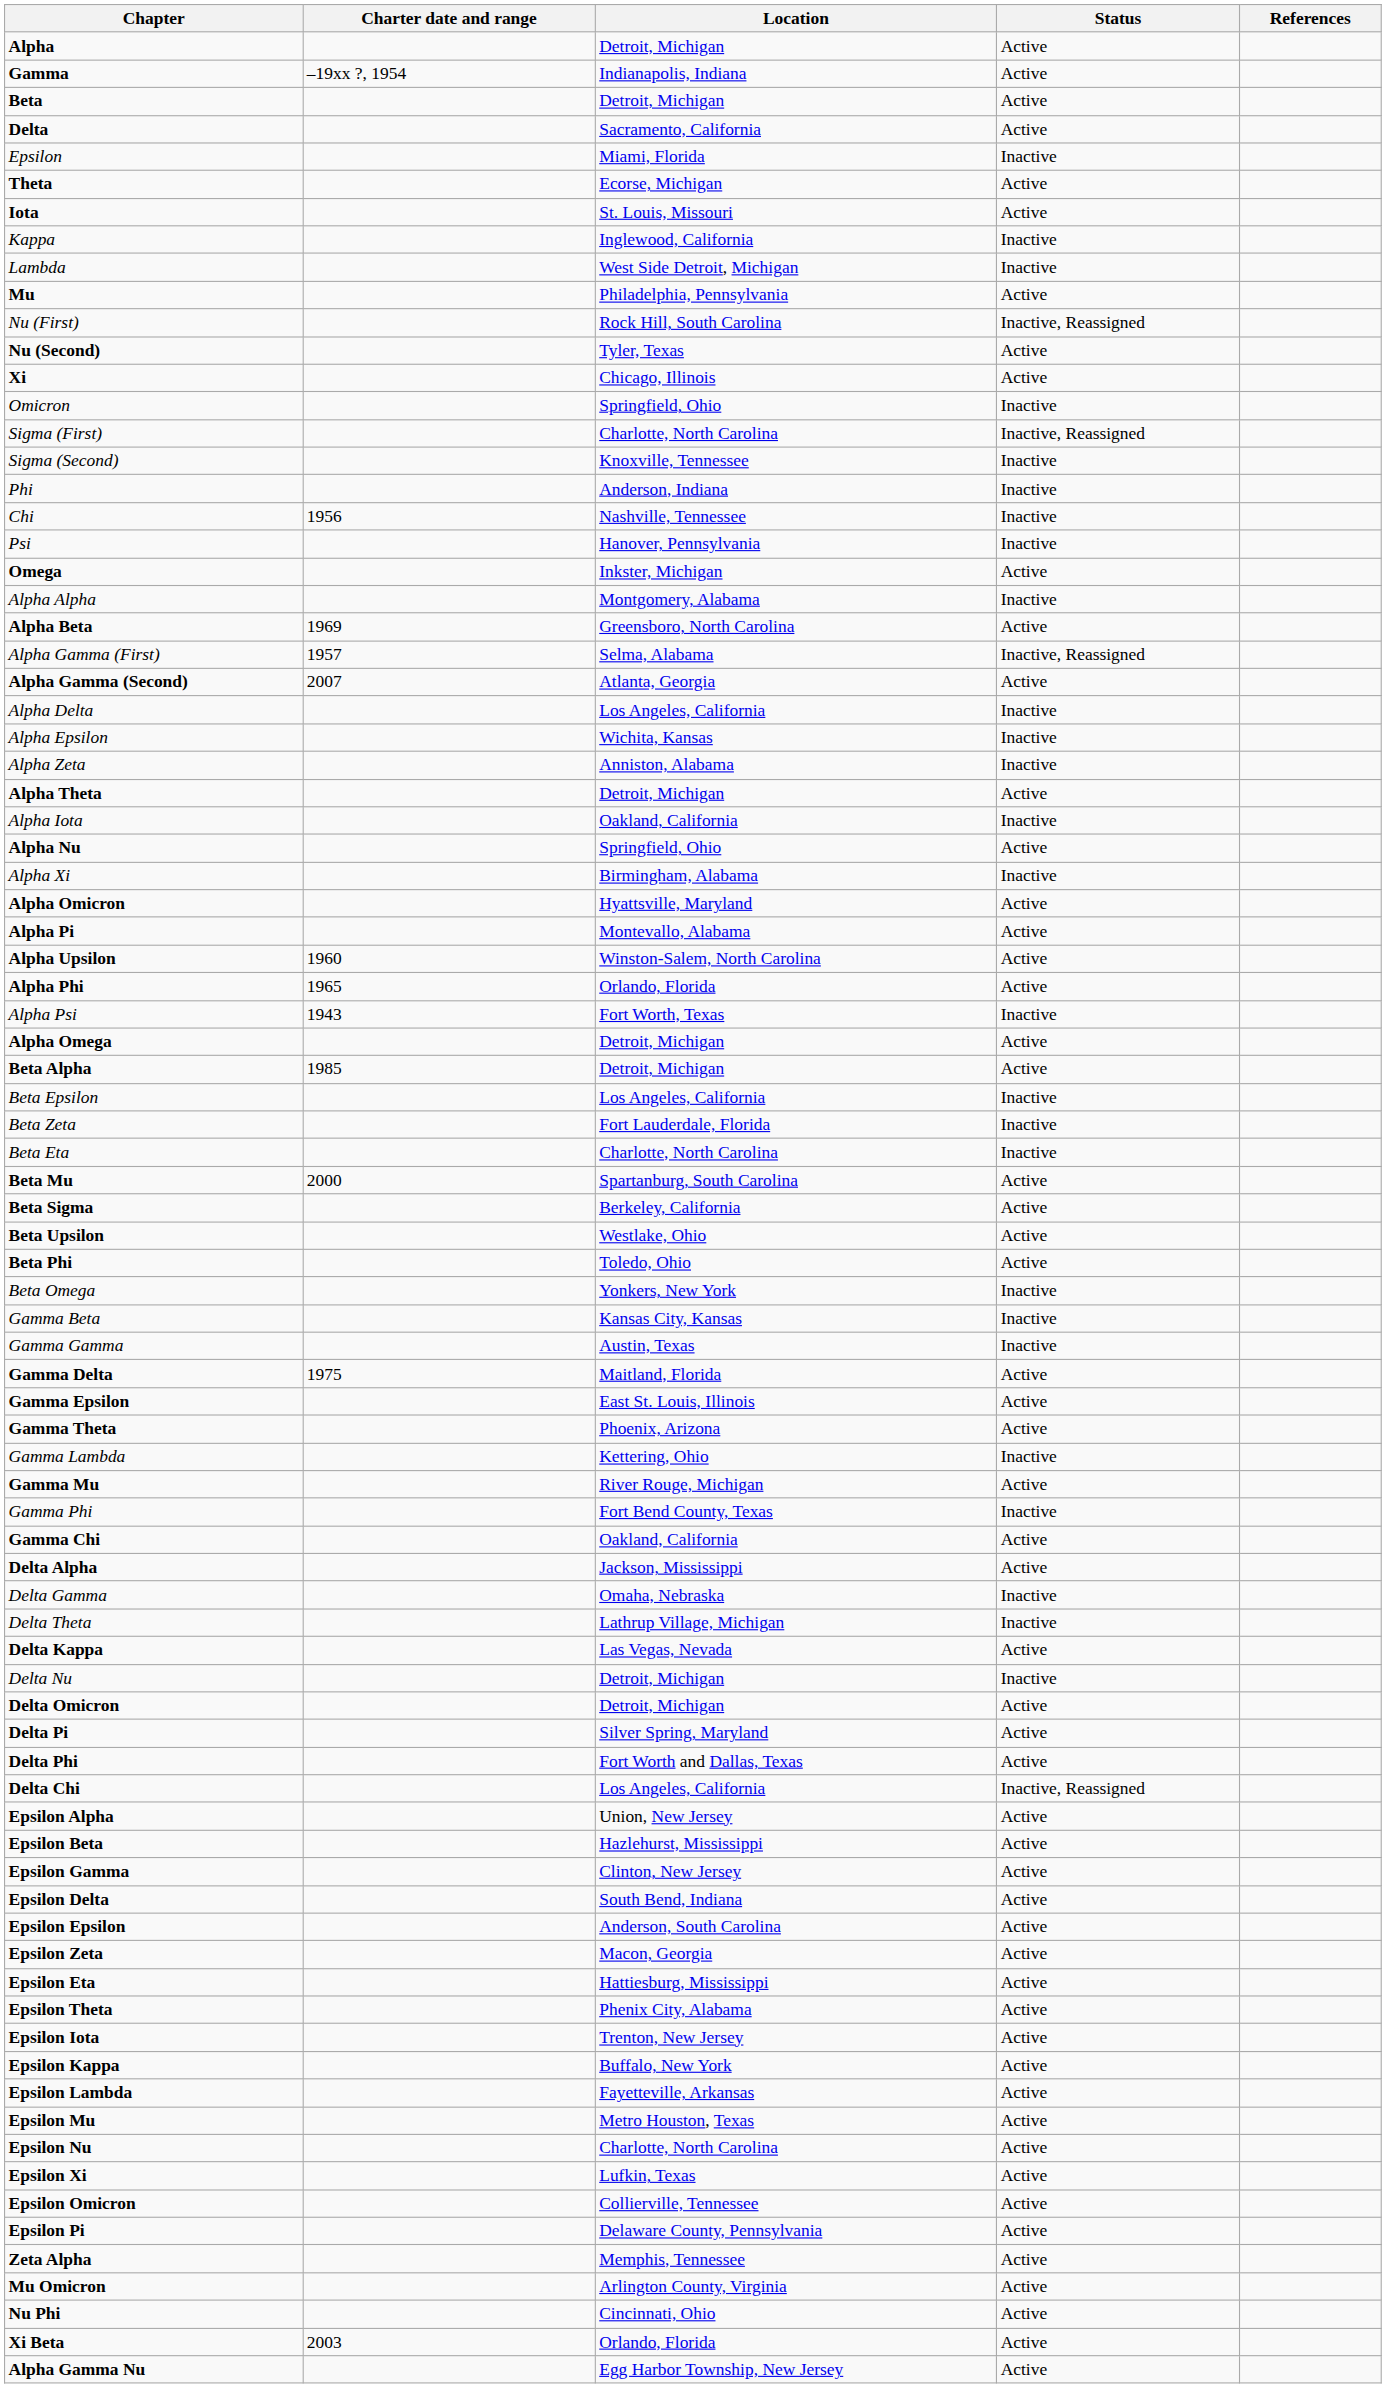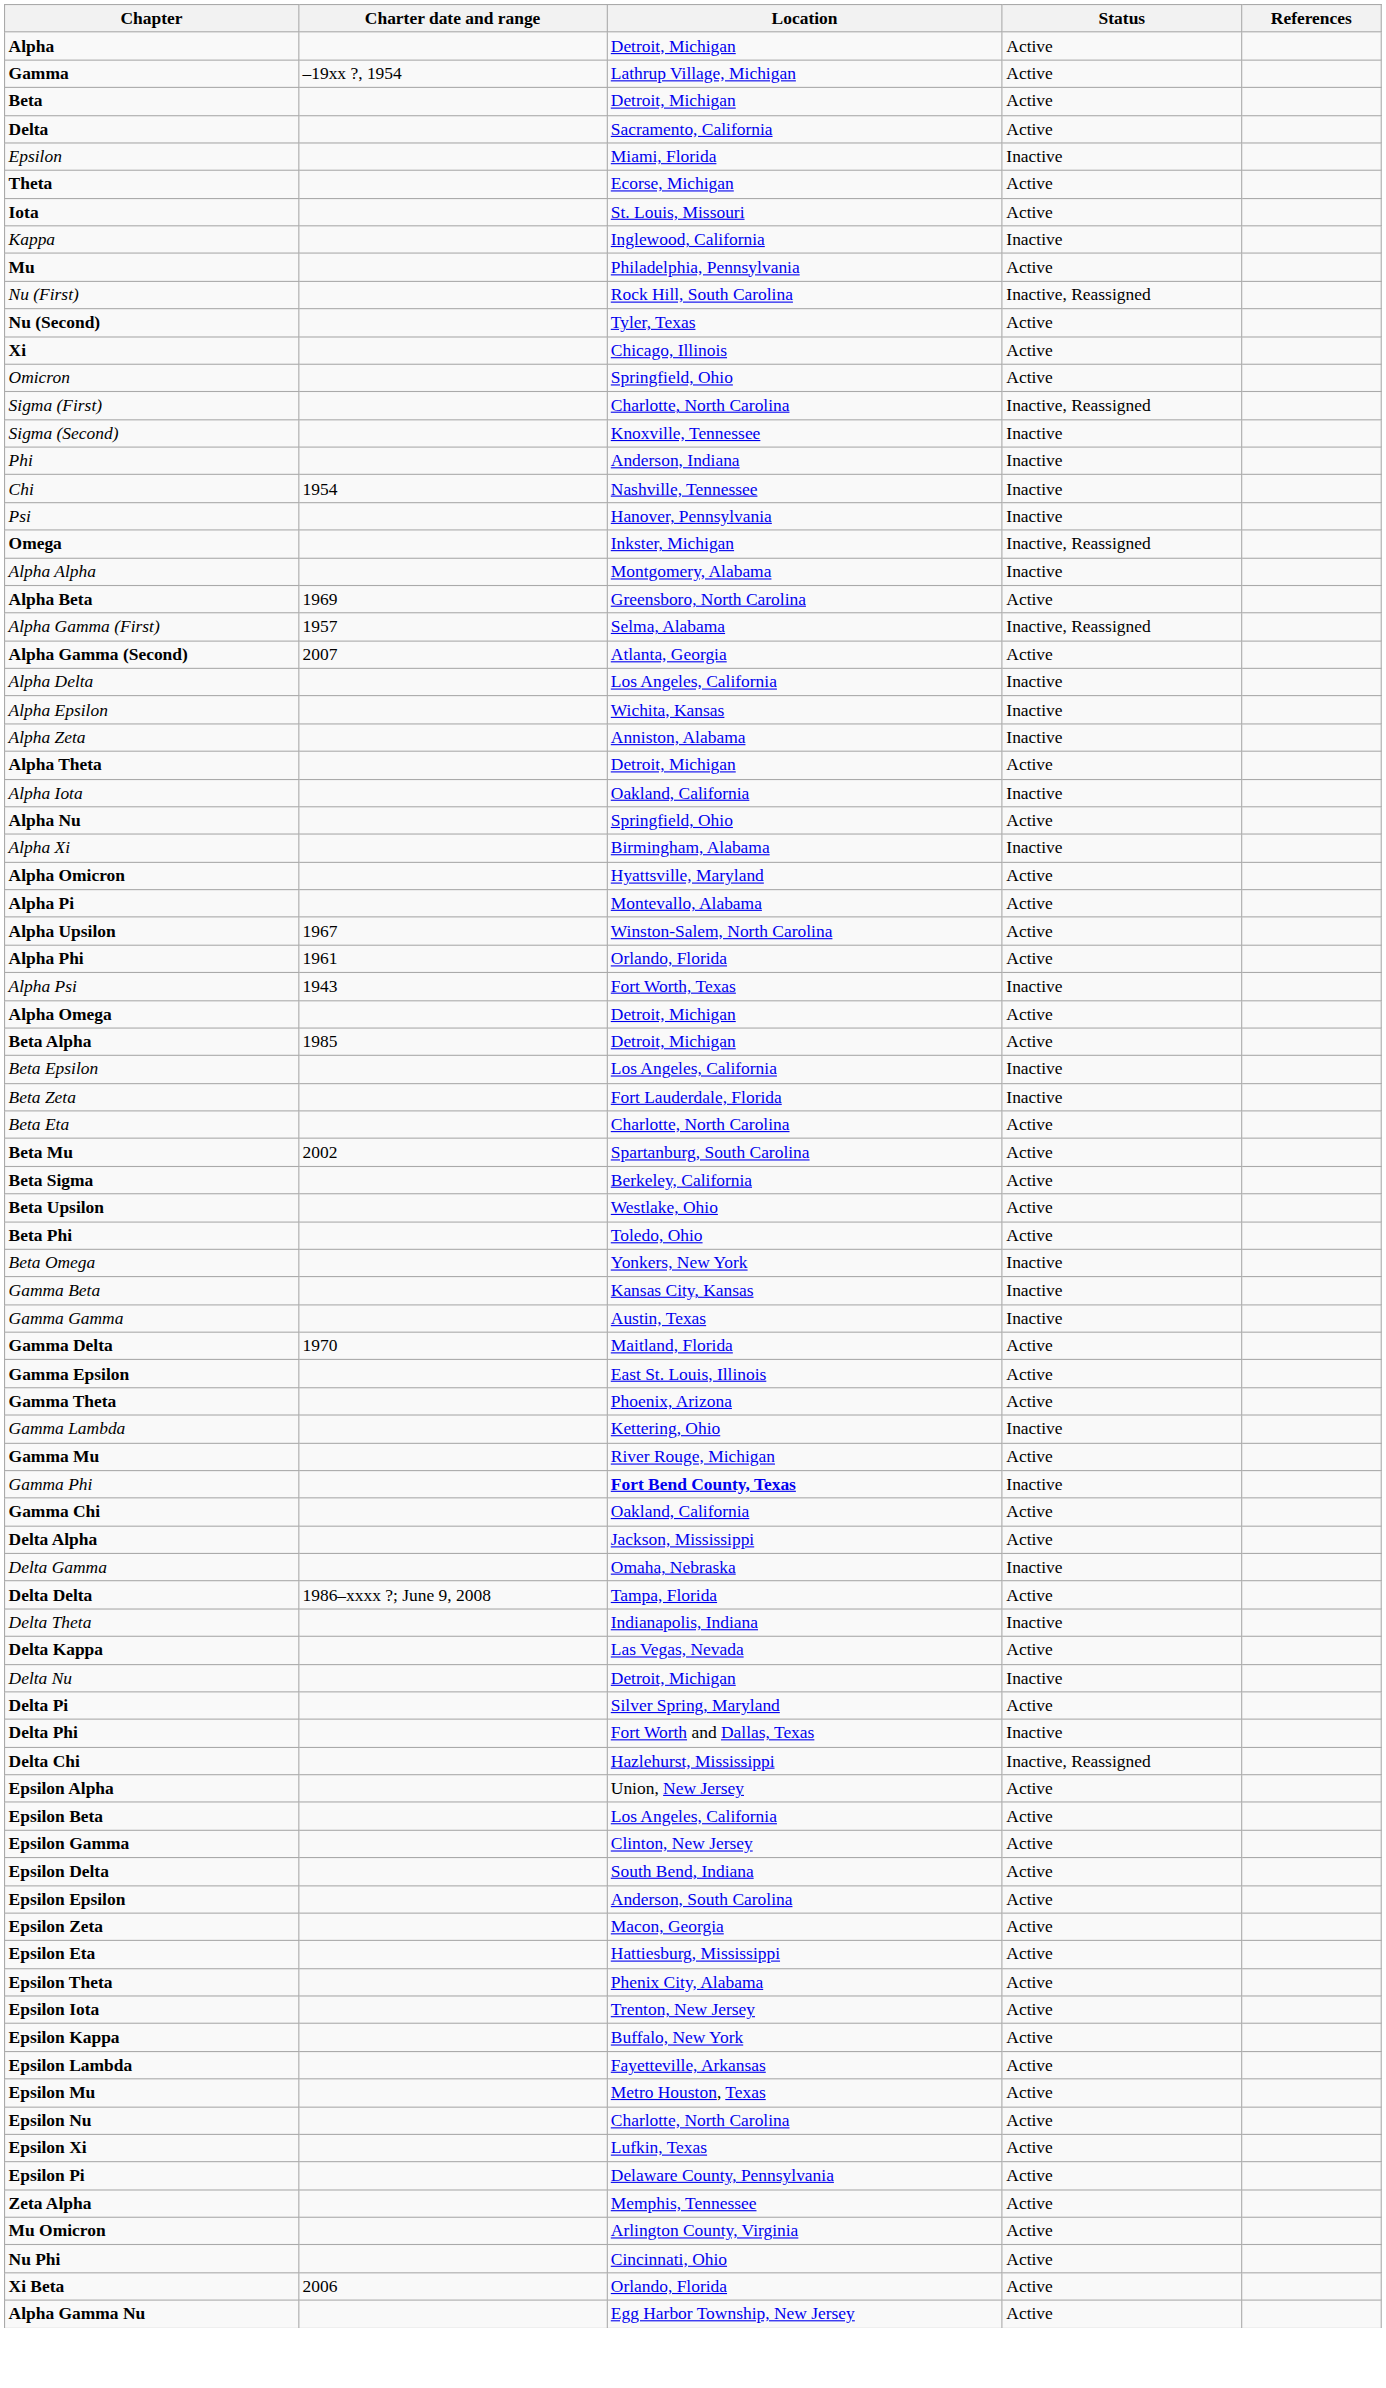(673, 73) Indianapolis, Indiana -> (703, 73) Lathrup Village, Michigan
- row: (37, 267)
(1029, 405) Inactive -> (1030, 377) Active
(324, 516) 1956 -> (320, 488) 1954
(1024, 571) Active -> (1079, 543) Inactive, Reassigned
(324, 958) 1960 -> (320, 931) 1967
(324, 986) 1965 -> (320, 958) 1961
(1029, 1152) Inactive -> (1030, 1124) Active
(324, 1179) 2000 -> (320, 1152) 2002
(324, 1373) 1975 -> (320, 1345) 1970
(686, 1511) normal -> (703, 1484) bold
+ row: (50, 1594)
(692, 1622) Lathrup Village, Michigan -> (684, 1622) Indianapolis, Indiana
- row: (64, 1705)
(1024, 1760) Active -> (1034, 1733) Inactive
(682, 1788) Los Angeles, California -> (693, 1760) Hazlehurst, Mississippi
(681, 1843) Hazlehurst, Mississippi -> (694, 1816) Los Angeles, California
- row: (72, 2203)
(324, 2341) 2003 -> (320, 2286) 2006
